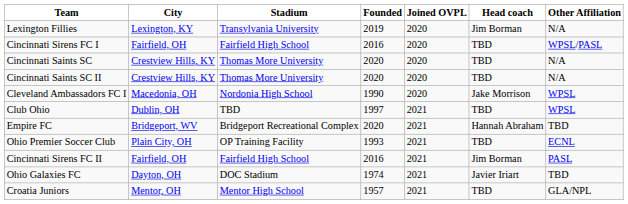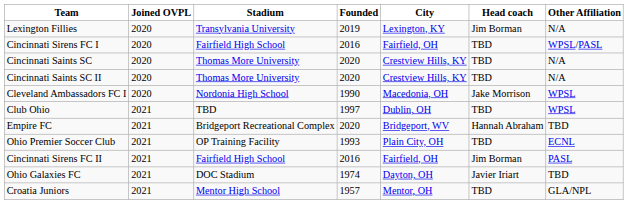columns swapped: (173, 12) <-> (437, 12)
